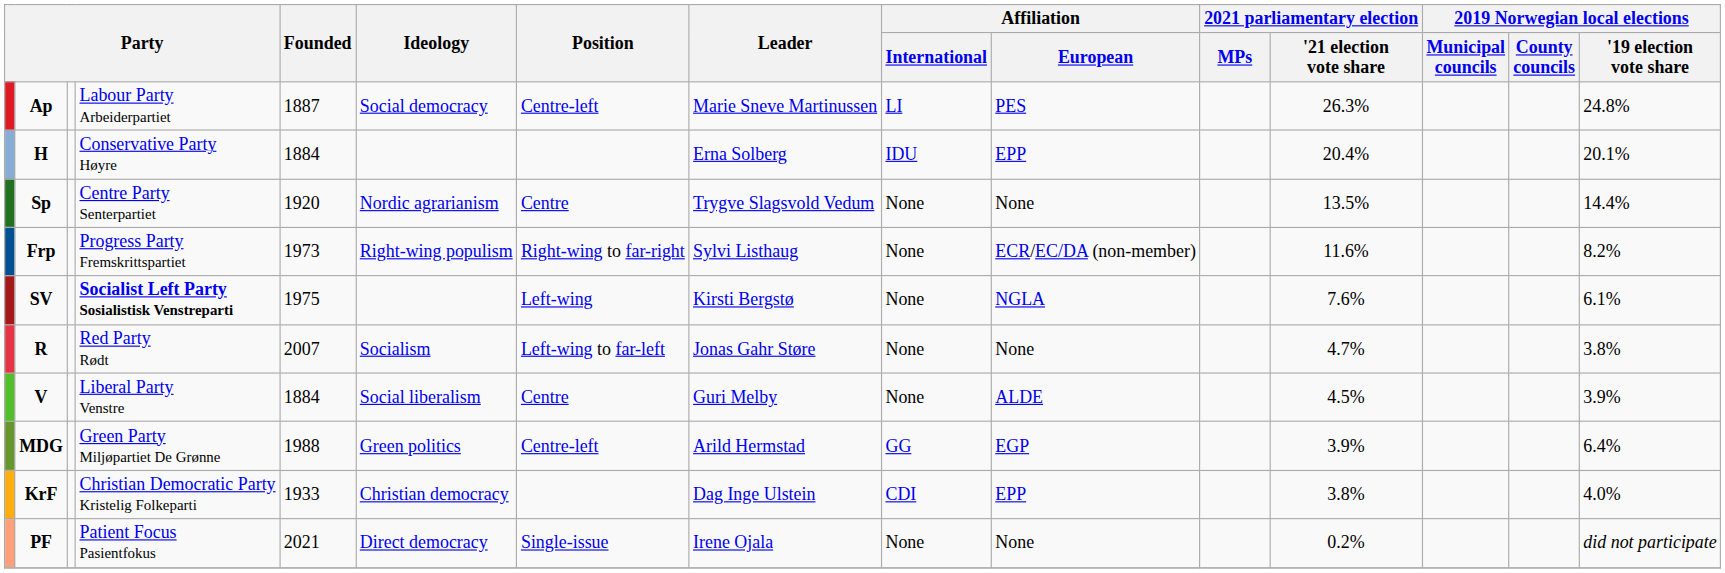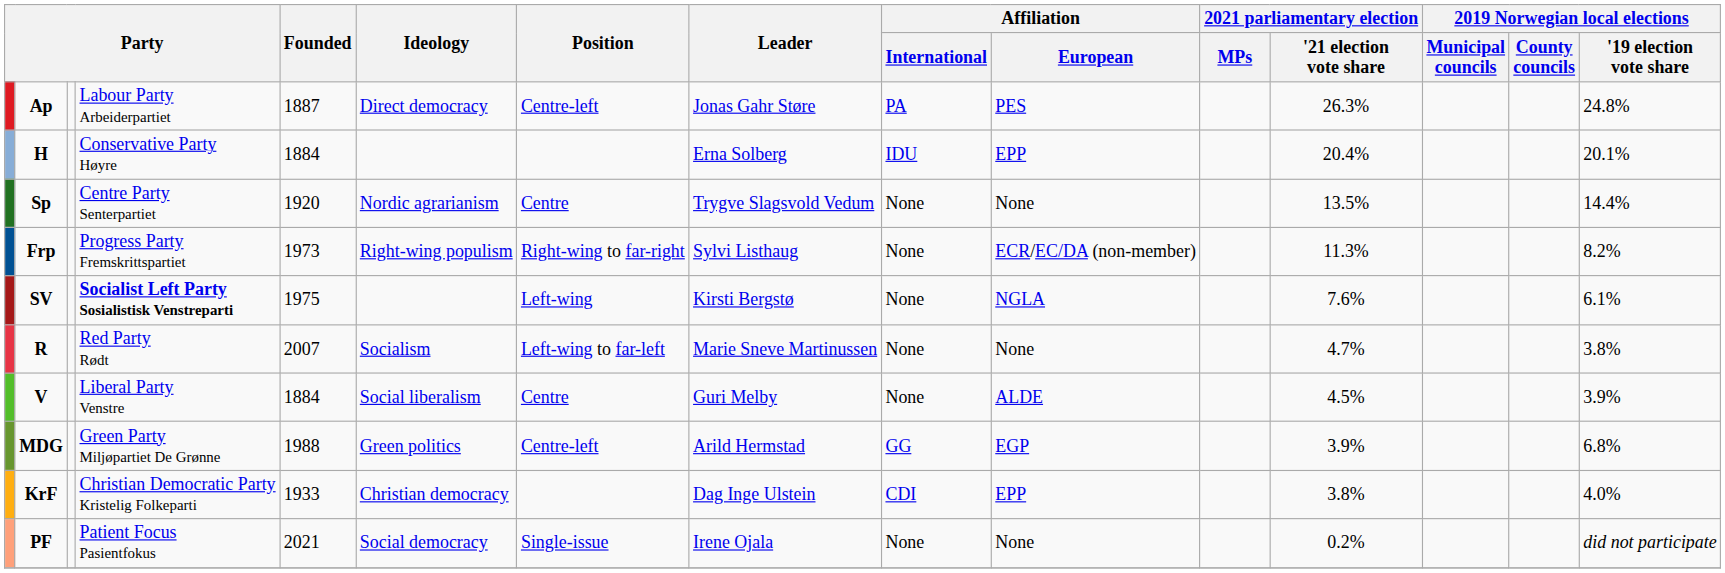(424, 105) Social democracy -> (424, 105) Direct democracy
(785, 105) Marie Sneve Martinussen -> (754, 105) Jonas Gahr Støre
(894, 105) LI -> (896, 105) PA
(1346, 251) 11.6% -> (1346, 251) 11.3%
(754, 348) Jonas Gahr Støre -> (785, 348) Marie Sneve Martinussen
(1602, 445) 6.4% -> (1602, 445) 6.8%
(424, 543) Direct democracy -> (424, 543) Social democracy
